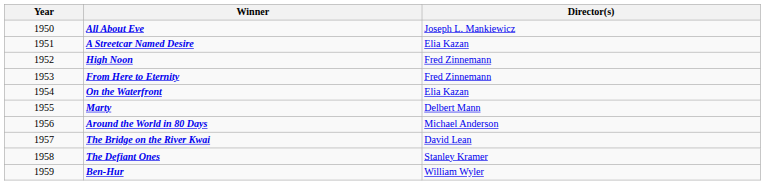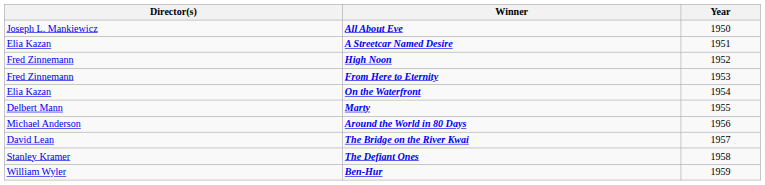columns swapped: (44, 12) <-> (591, 12)
